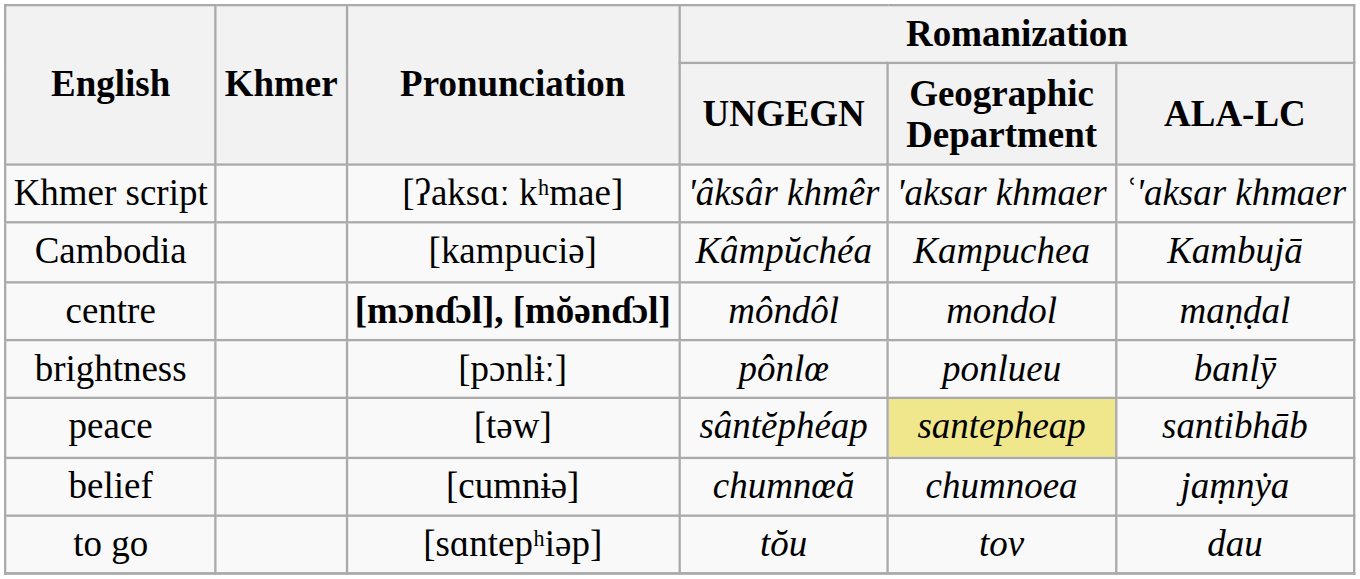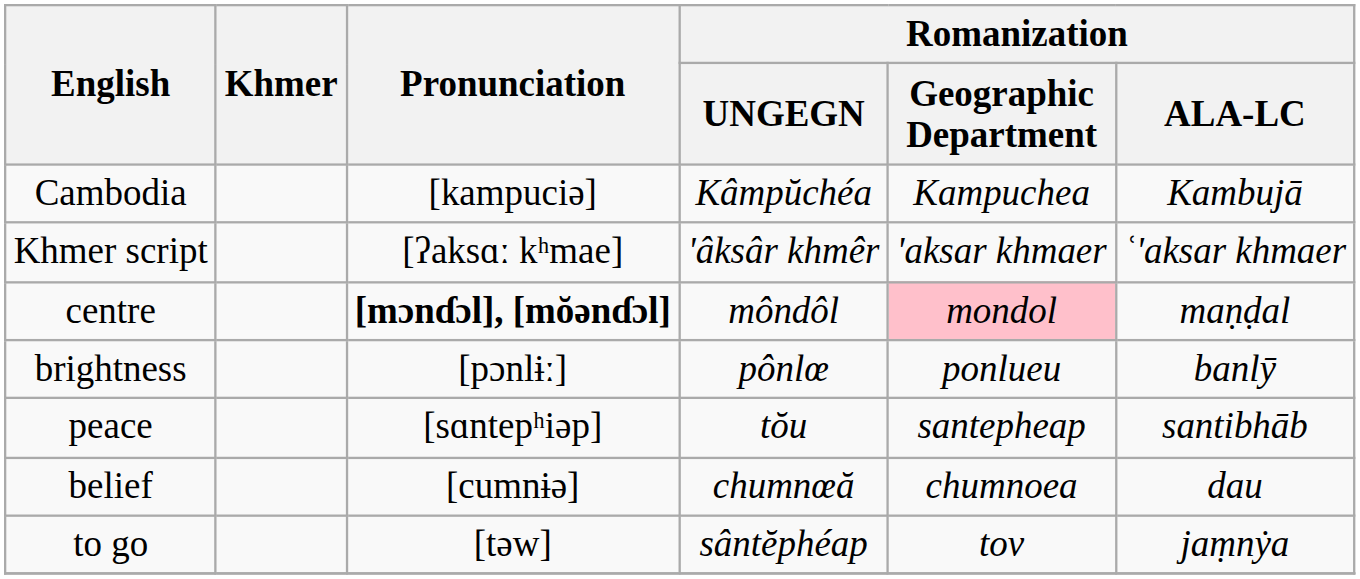rows swapped: (111, 192) <-> (111, 251)
(1002, 309) no background -> (1002, 309) pink background
(513, 427) [təw] -> (513, 427) [sɑntepʰiəp]
(784, 427) sântĕphéap -> (784, 427) tŏu
(1002, 427) khaki background -> (1002, 427) no background
(1235, 485) jaṃnẏa -> (1235, 485) dau
(513, 544) [sɑntepʰiəp] -> (513, 544) [təw]
(784, 544) tŏu -> (784, 544) sântĕphéap
(1235, 544) dau -> (1235, 544) jaṃnẏa
